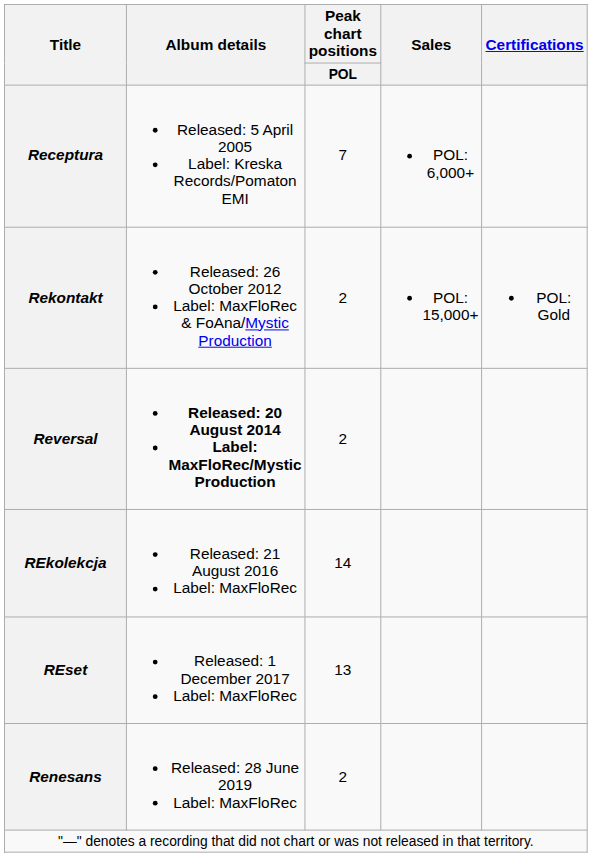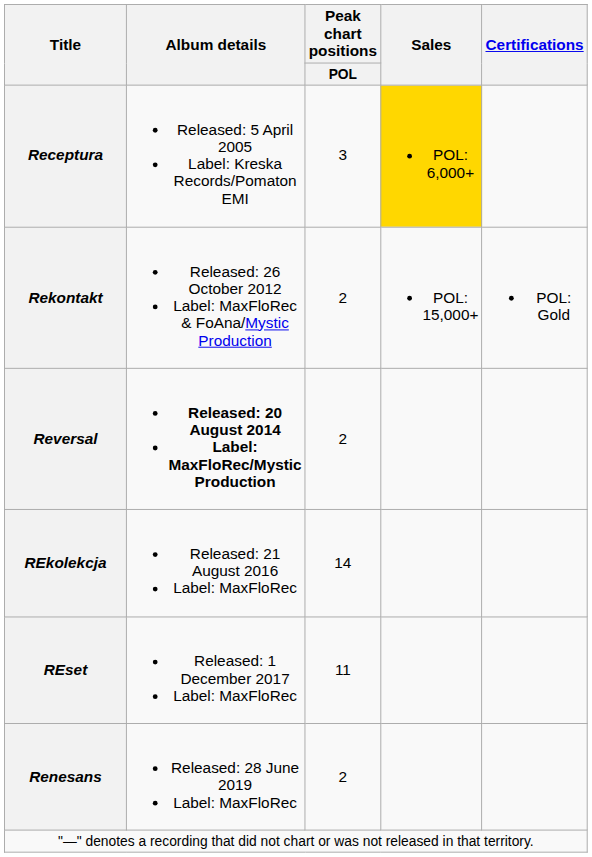(343, 156) 7 -> (343, 156) 3
(431, 165) no background -> (431, 165) gold background
(343, 670) 13 -> (343, 670) 11
